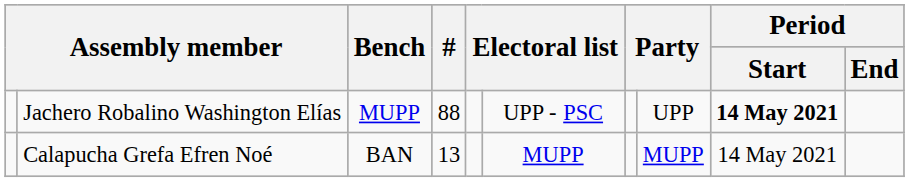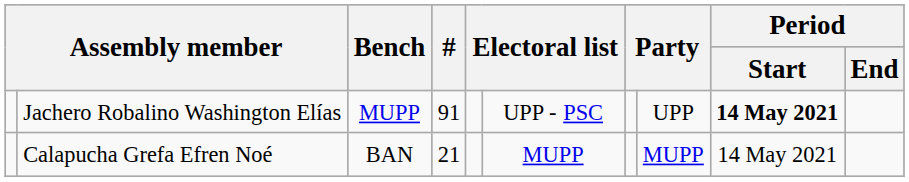(449, 112) 88 -> (449, 112) 91
(449, 155) 13 -> (449, 155) 21
